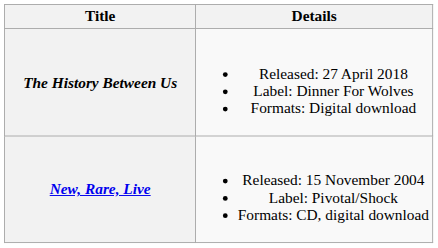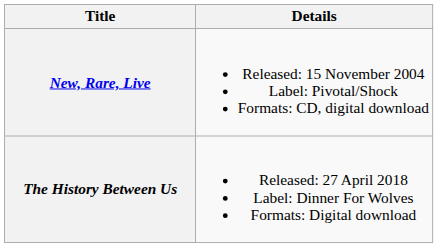rows swapped: (100, 189) <-> (100, 82)
